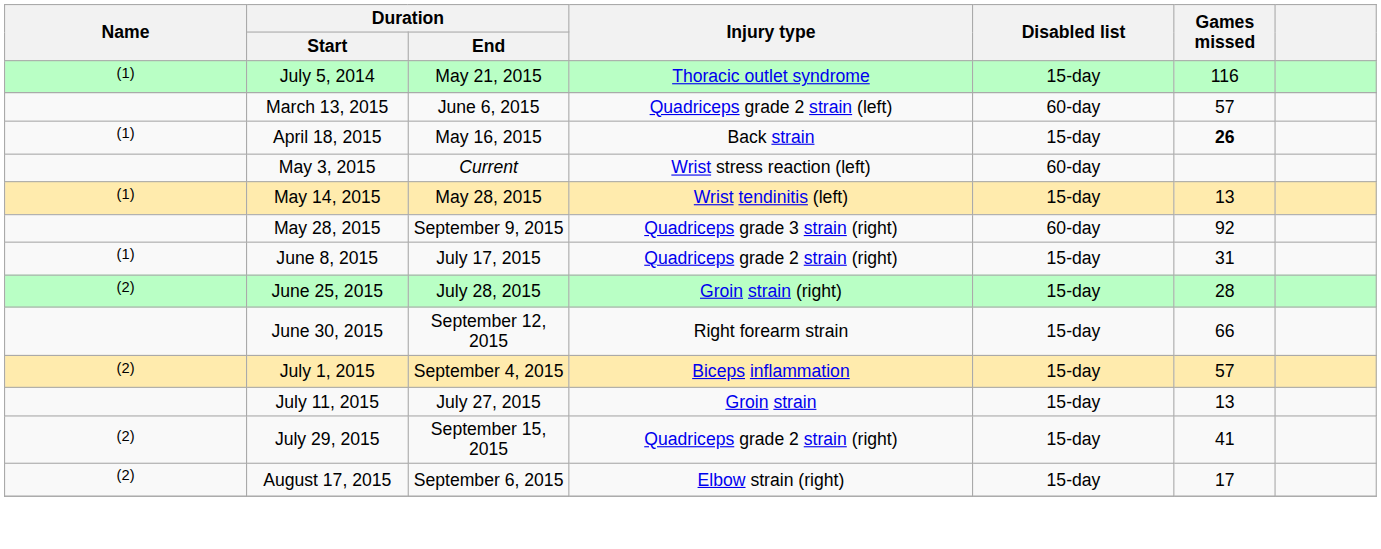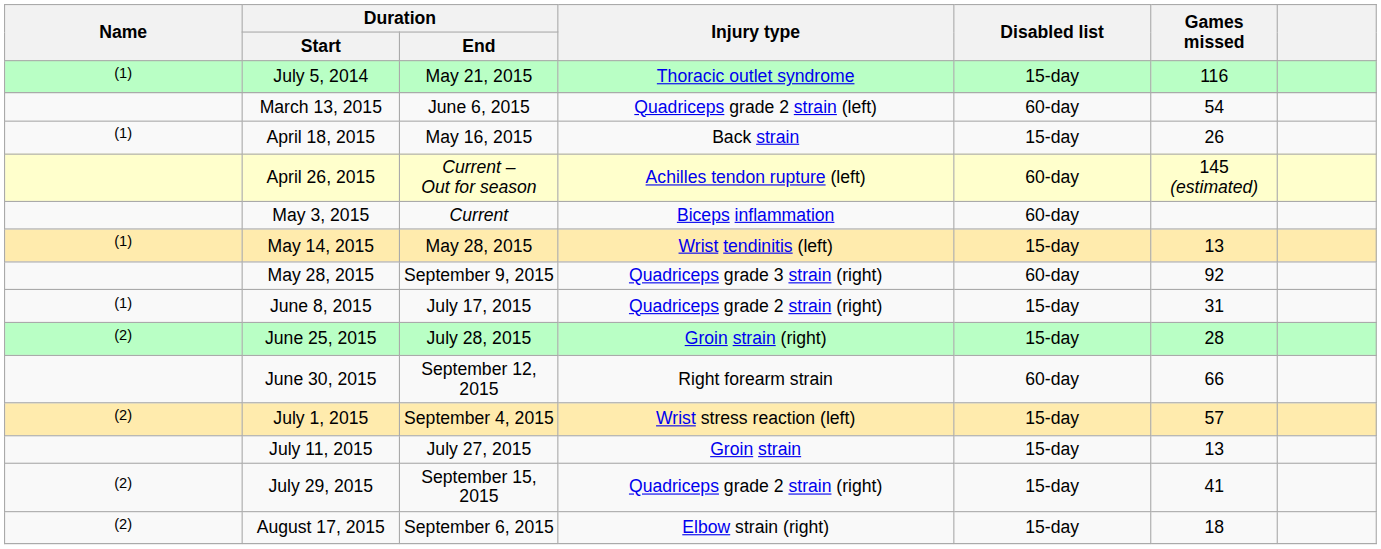(1225, 106) 57 -> (1214, 106) 54
(1225, 137) bold -> (1214, 137) normal
+ row: (321, 177)
(771, 167) Wrist stress reaction (left) -> (756, 215) Biceps inflammation
(1073, 331) 15-day -> (1052, 378) 60-day
(771, 371) Biceps inflammation -> (756, 419) Wrist stress reaction (left)
(1225, 479) 17 -> (1214, 527) 18
